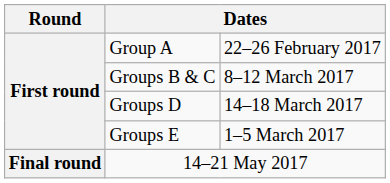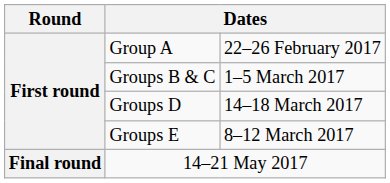(289, 76) 8–12 March 2017 -> (284, 76) 1–5 March 2017
(284, 134) 1–5 March 2017 -> (289, 134) 8–12 March 2017
